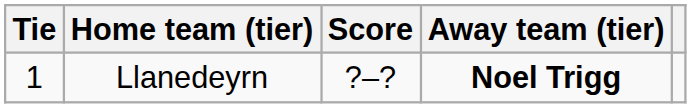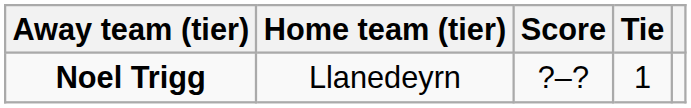columns swapped: (34, 29) <-> (546, 29)
